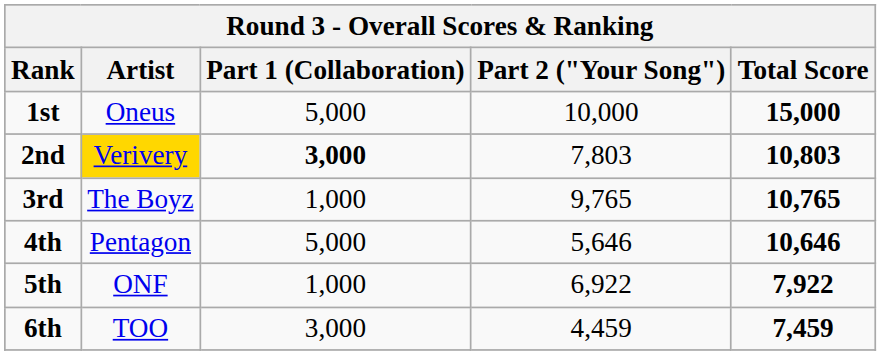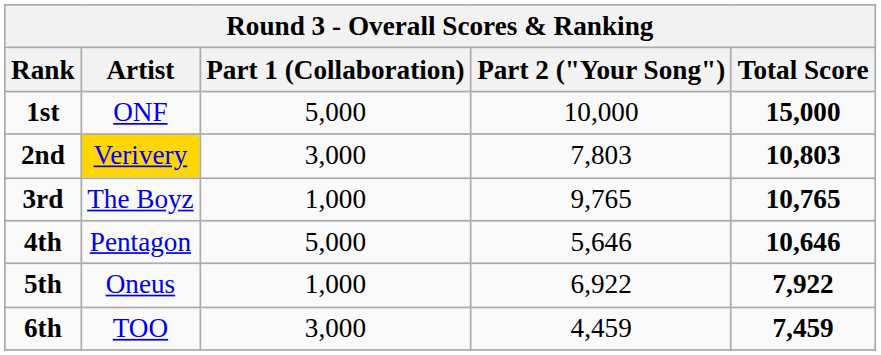(140, 112) Oneus -> (140, 112) ONF
(335, 155) bold -> (335, 155) normal
(140, 284) ONF -> (140, 284) Oneus
